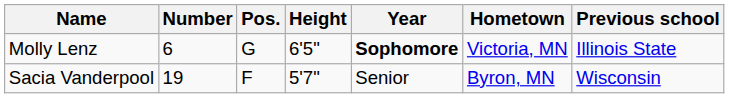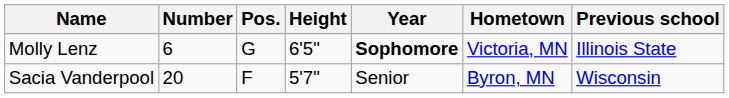(173, 78) 19 -> (173, 78) 20
